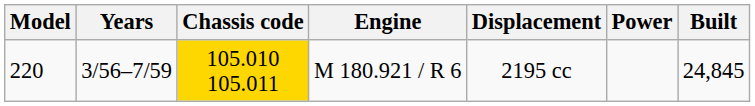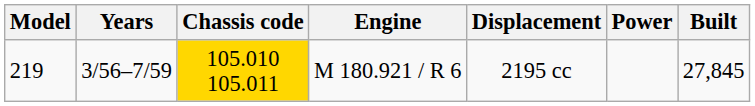(27, 70) 220 -> (27, 70) 219
(714, 70) 24,845 -> (714, 70) 27,845
